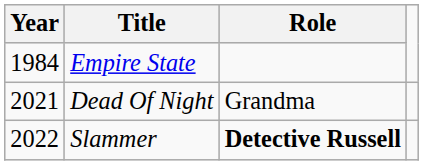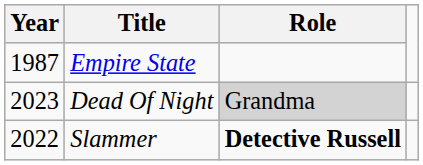(35, 62) 1984 -> (35, 62) 1987
(35, 100) 2021 -> (35, 100) 2023
(270, 100) no background -> (270, 100) lightgrey background
